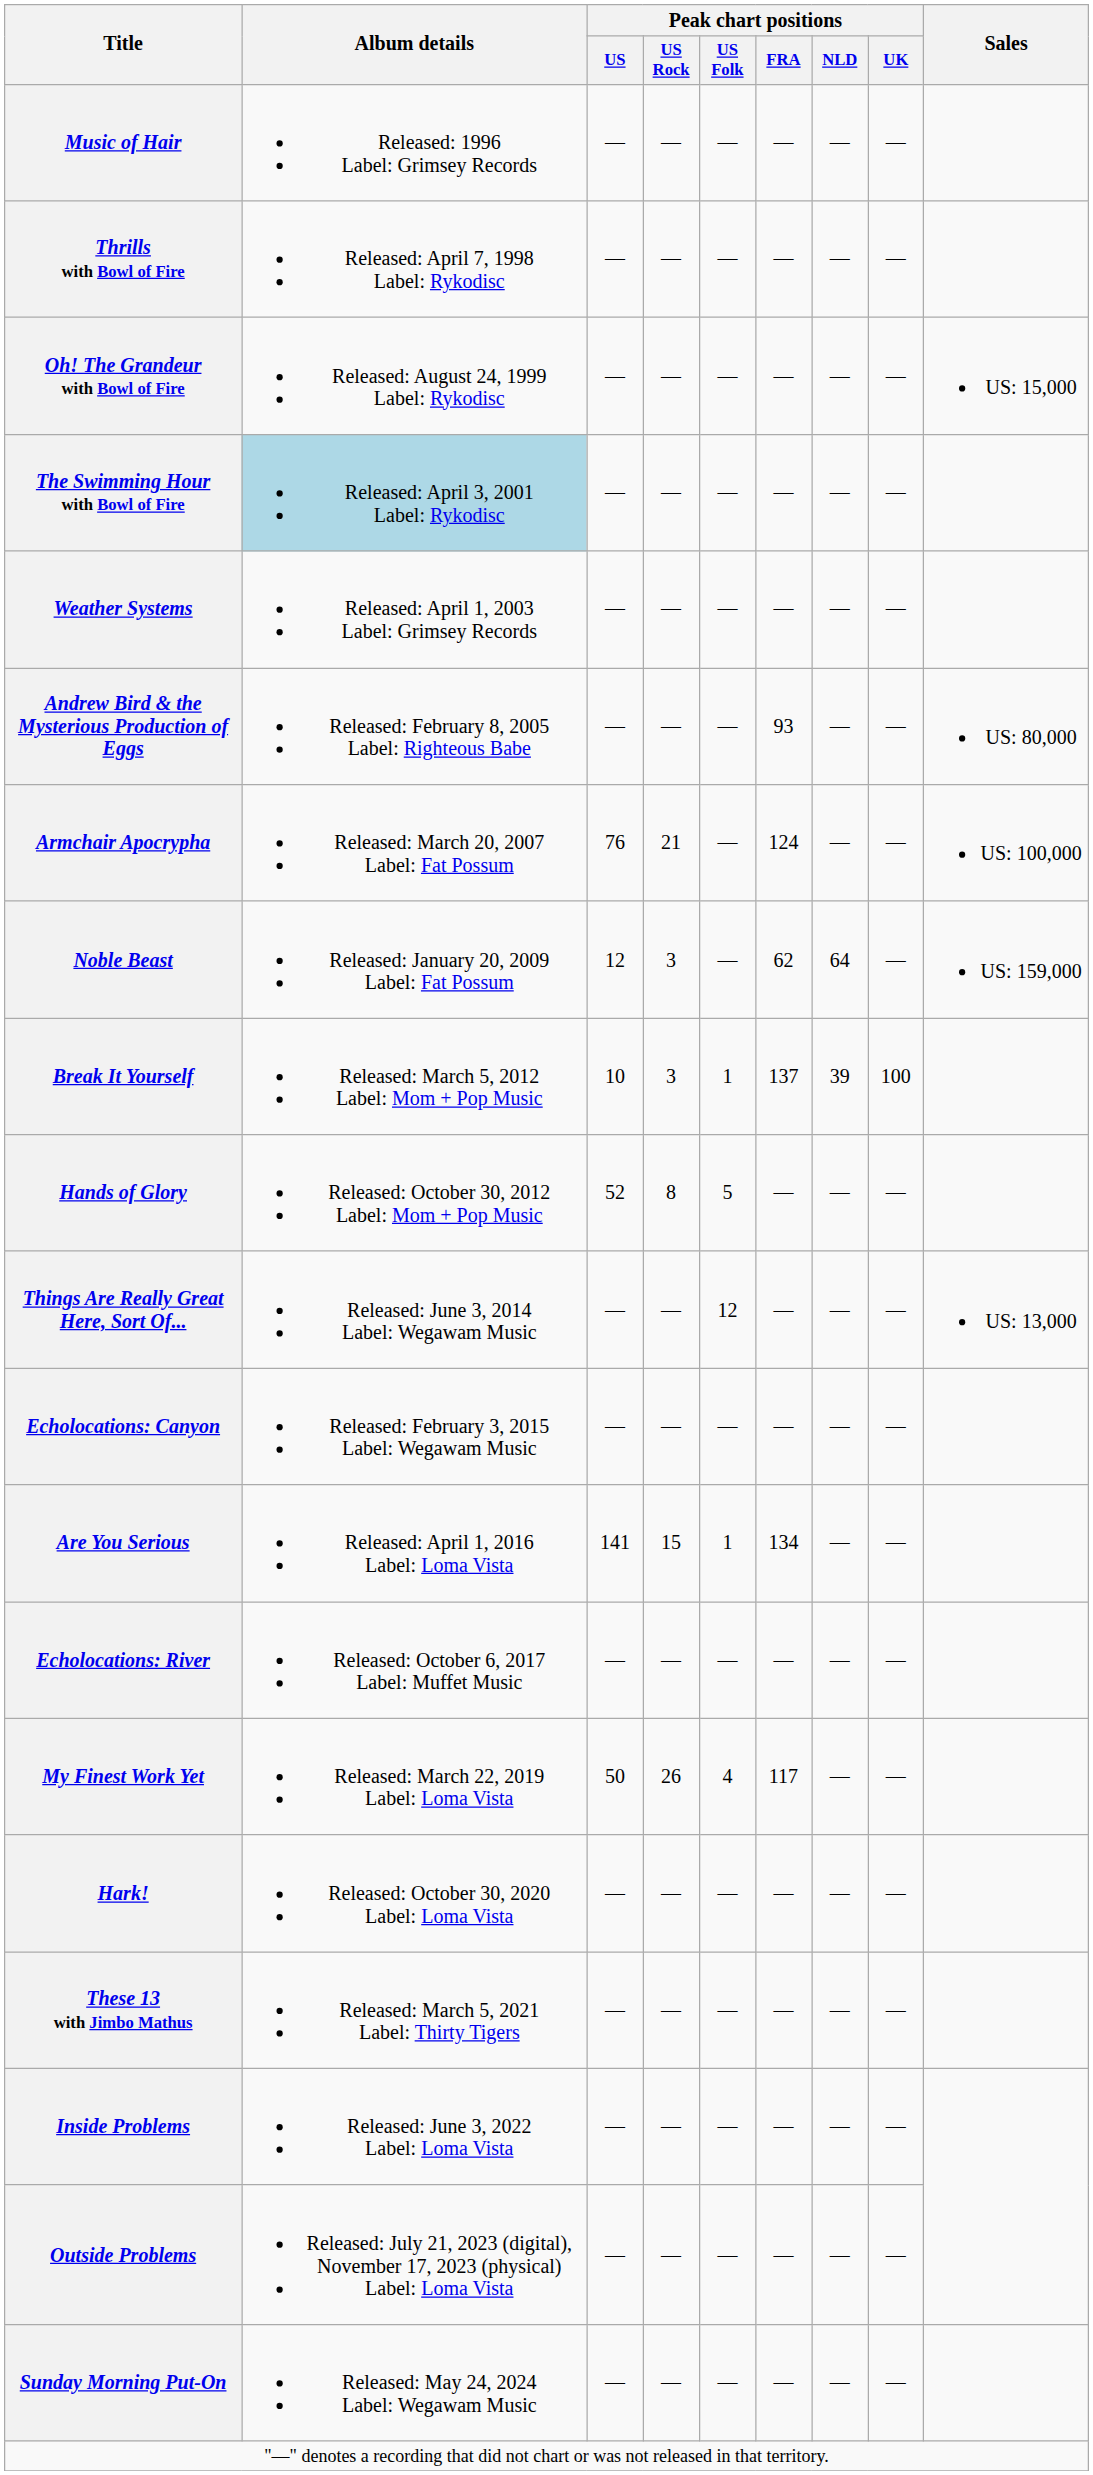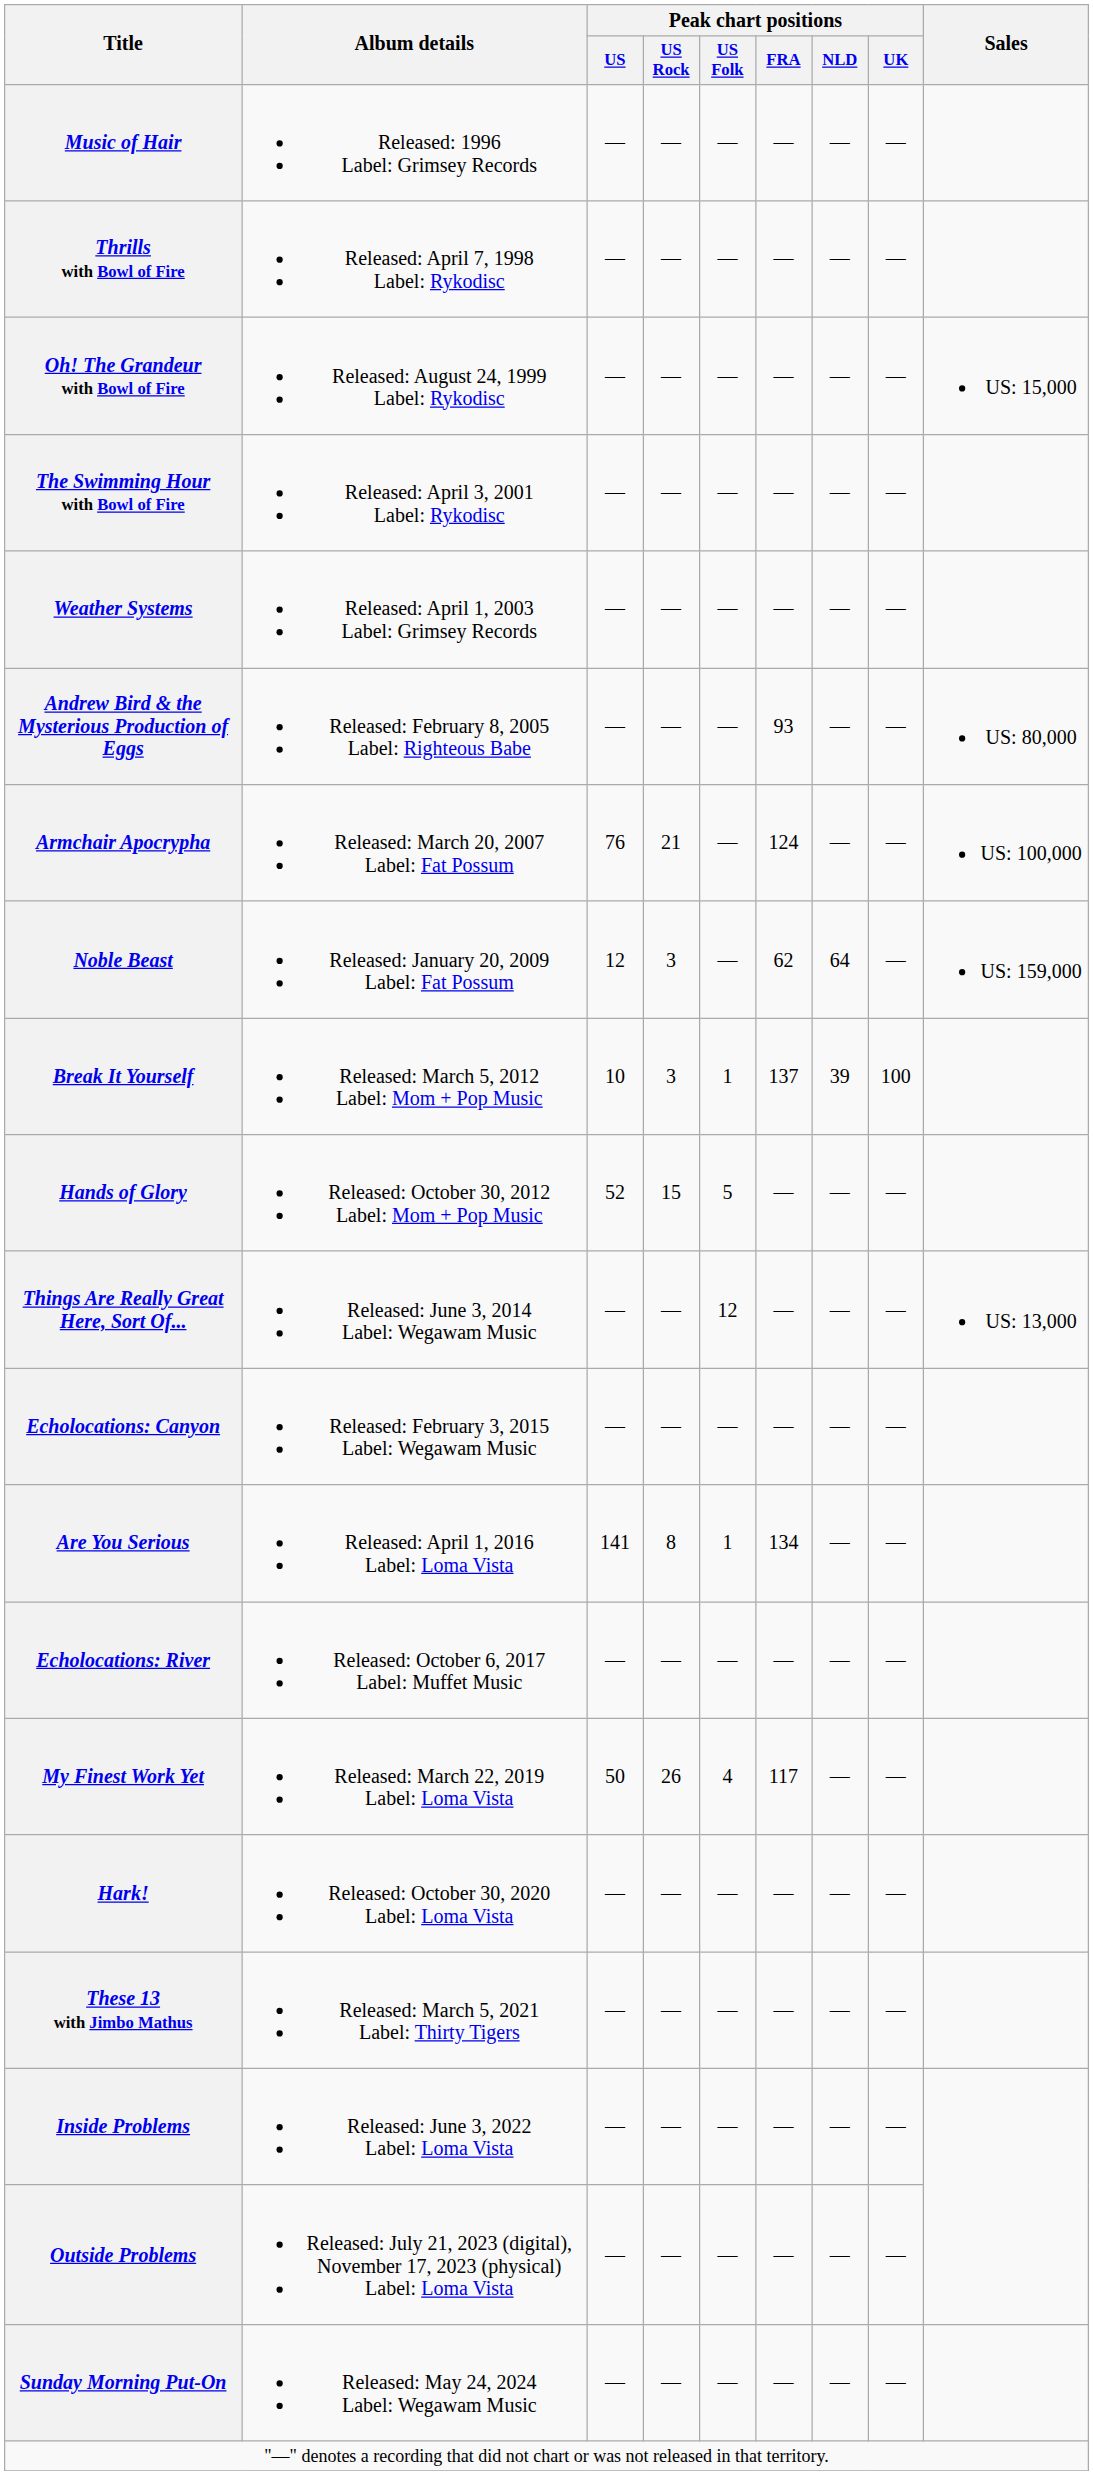(414, 504) lightblue background -> (414, 504) no background
(671, 1192) 8 -> (671, 1192) 15
(671, 1543) 15 -> (671, 1543) 8
